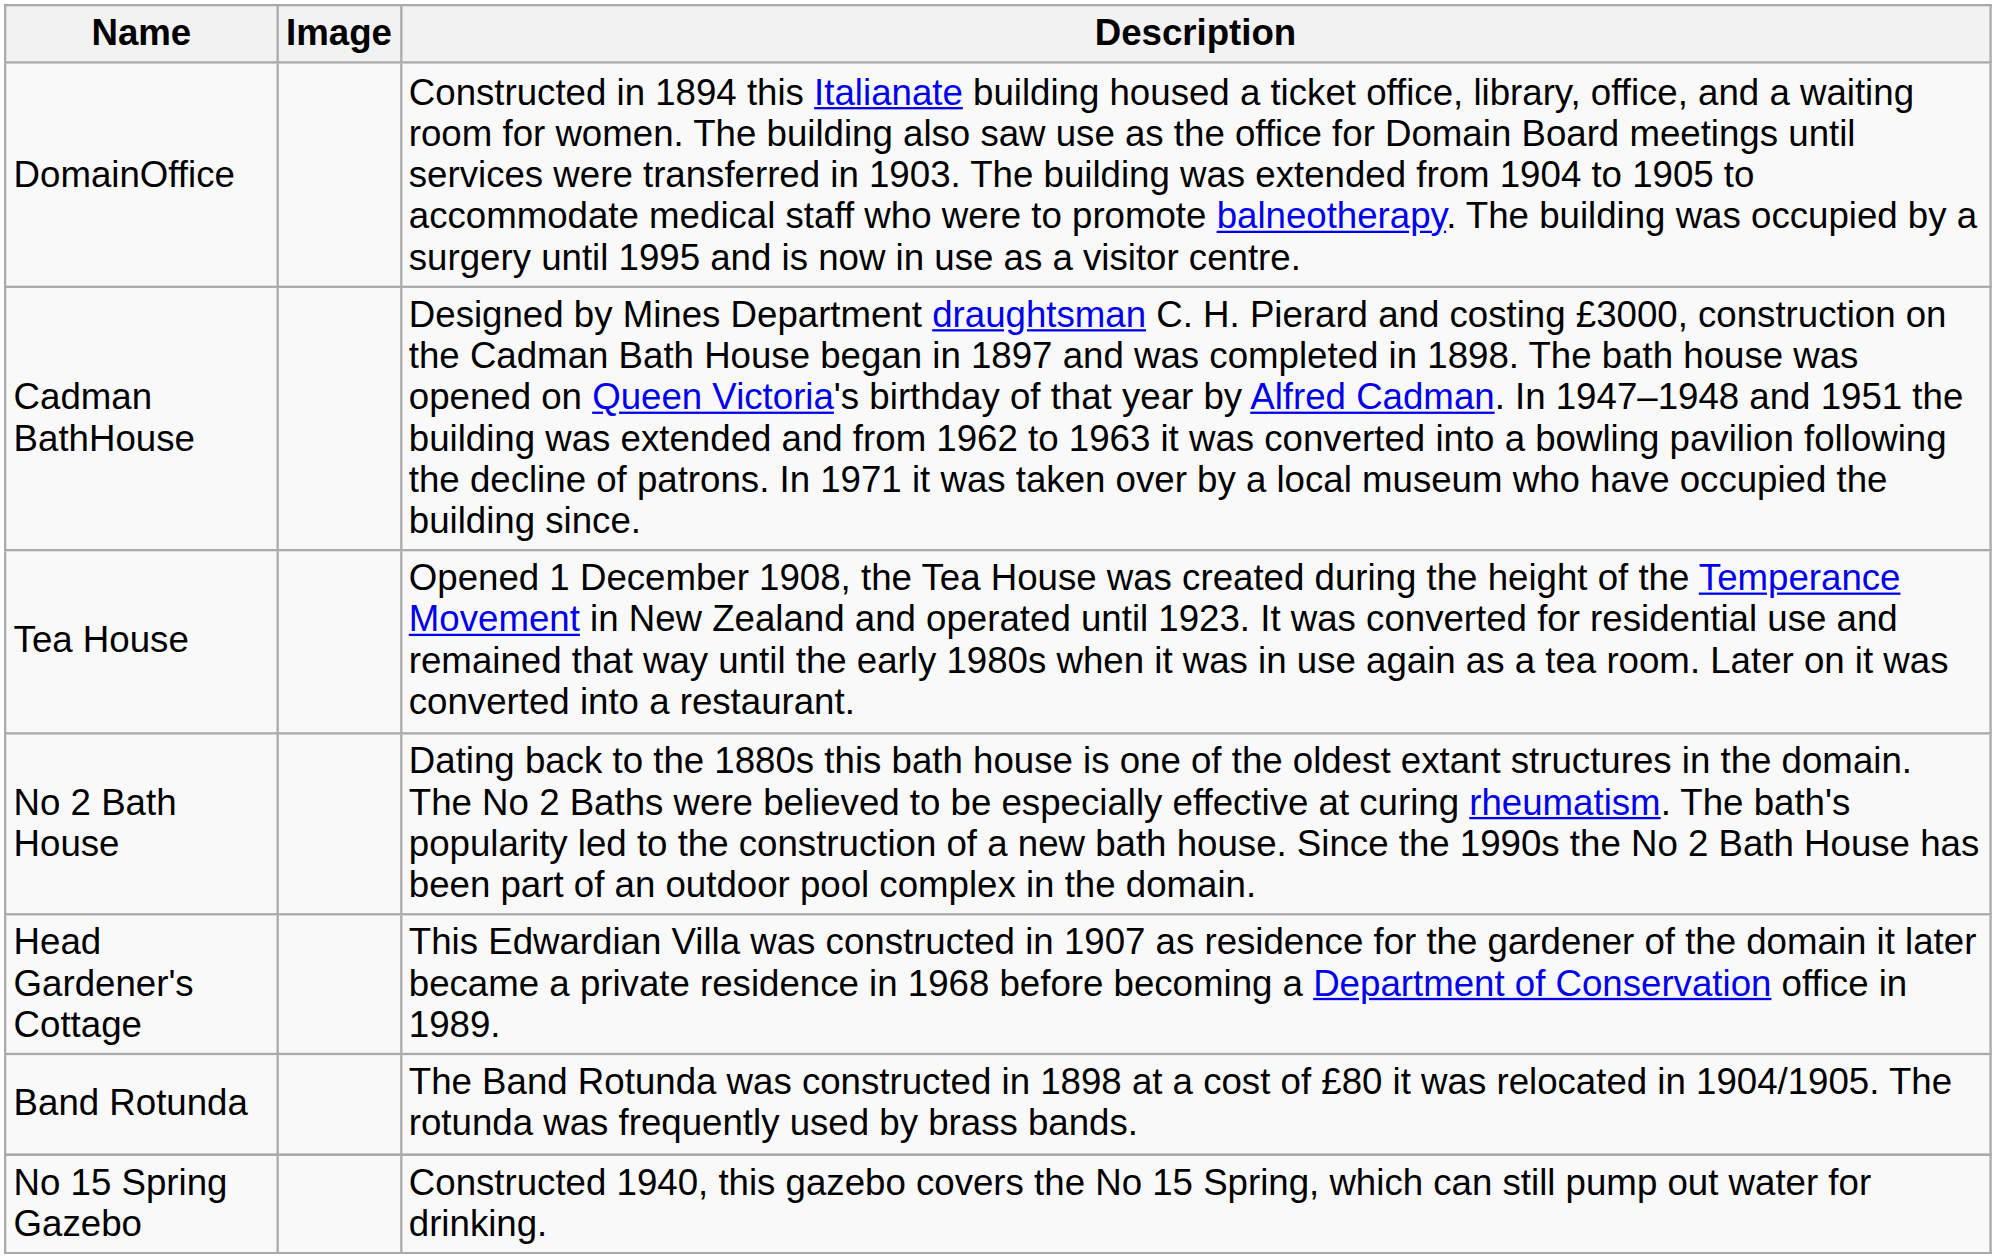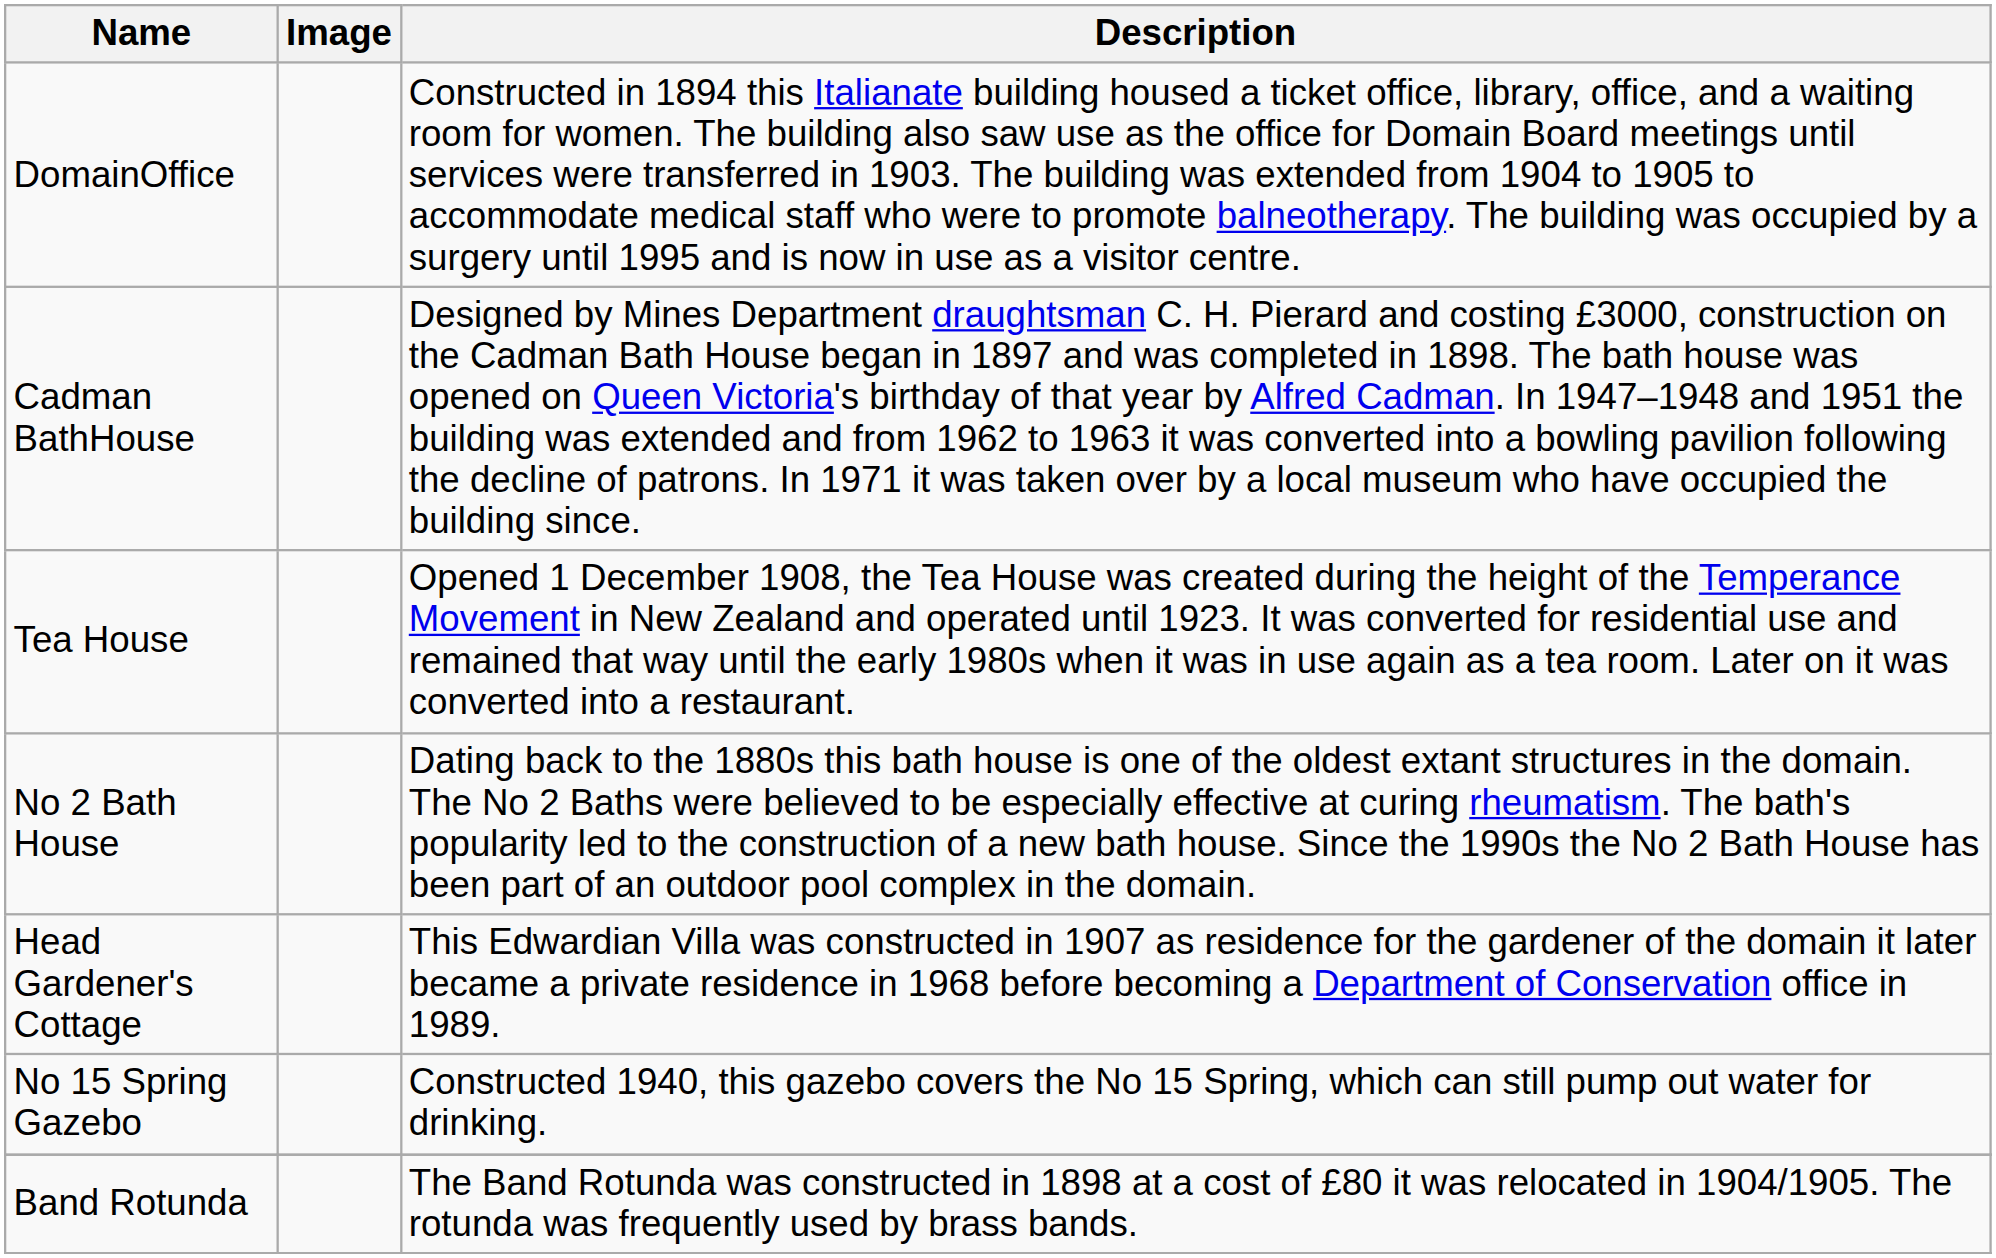rows swapped: (131, 1103) <-> (121, 1202)
